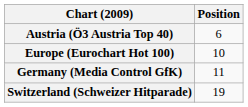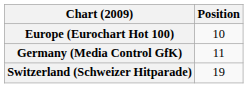- row: (99, 33)
